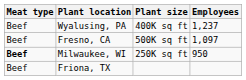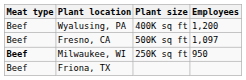(205, 26) 1,237 -> (205, 26) 1,200
